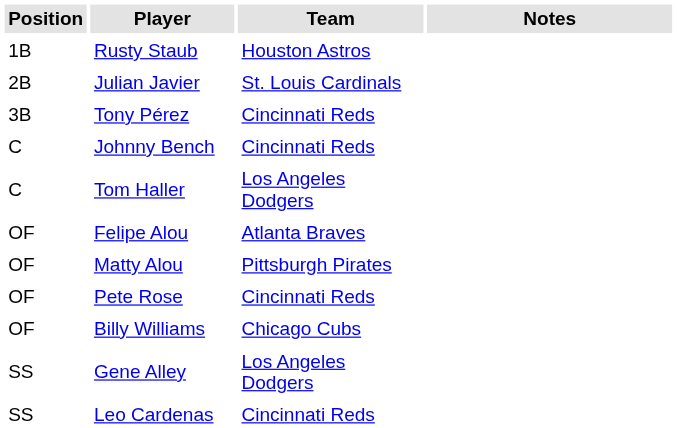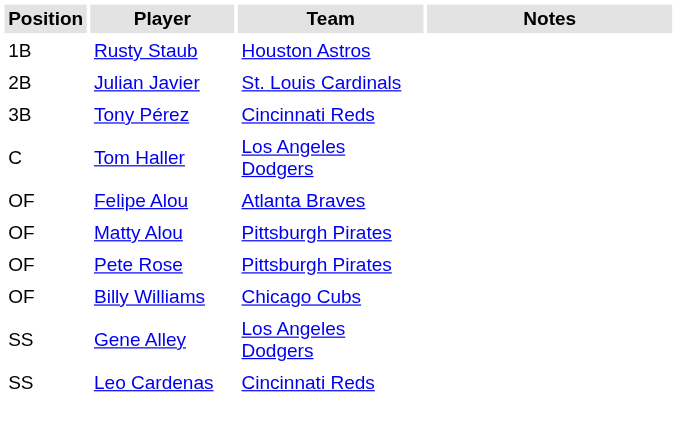- row: (154, 147)
(308, 297) Cincinnati Reds -> (317, 265) Pittsburgh Pirates
